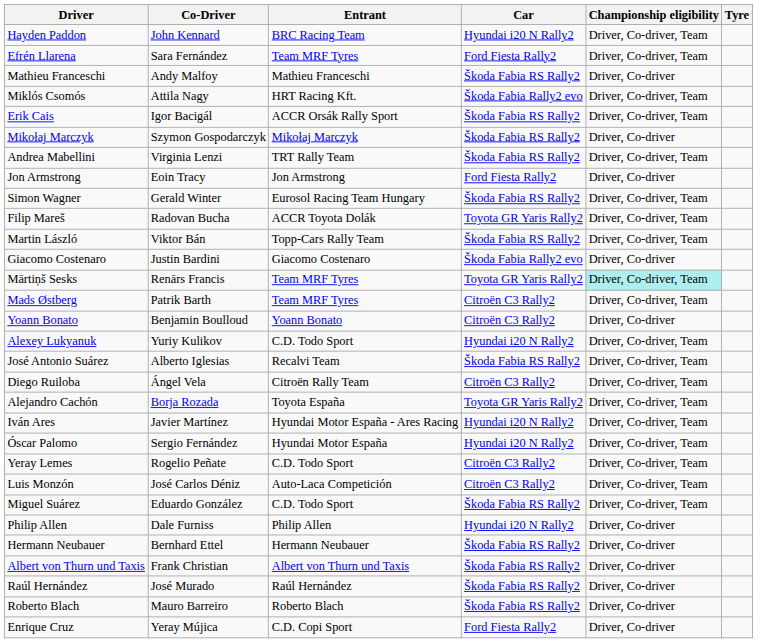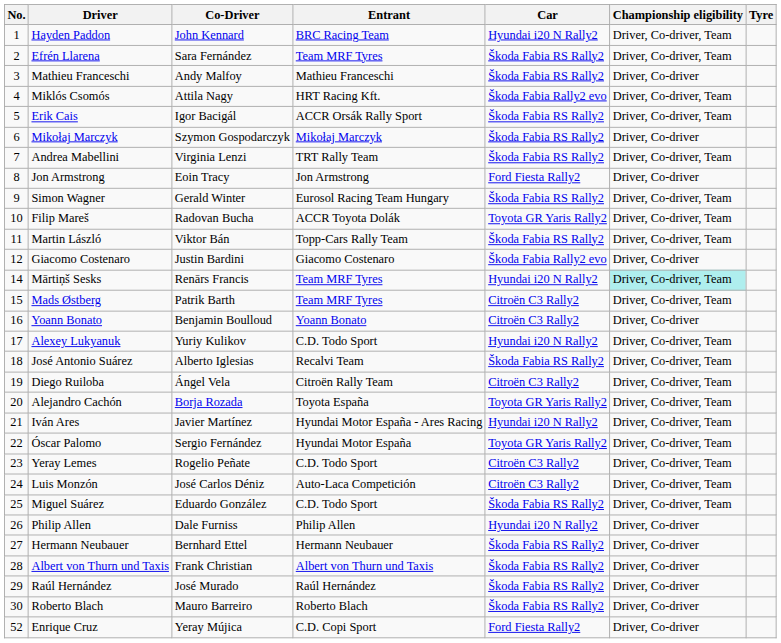+ column: (16, 14)
(510, 55) Ford Fiesta Rally2 -> (546, 55) Škoda Fabia RS Rally2
(523, 279) Toyota GR Yaris Rally2 -> (543, 279) Hyundai i20 N Rally2
(519, 443) Hyundai i20 N Rally2 -> (548, 443) Toyota GR Yaris Rally2
